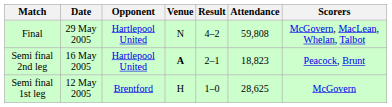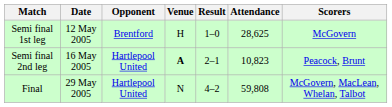rows swapped: (32, 88) <-> (32, 34)
(255, 61) 18,823 -> (255, 61) 10,823
